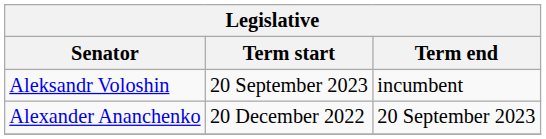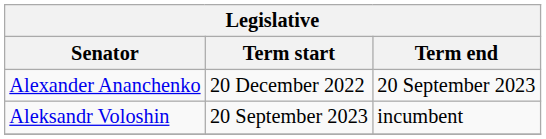rows swapped: (105, 117) <-> (89, 85)
